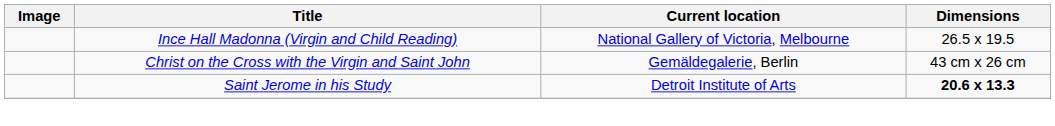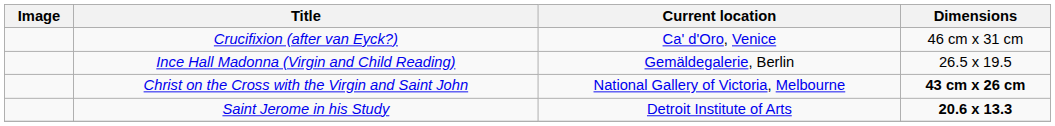+ row: (306, 39)
(723, 39) National Gallery of Victoria, Melbourne -> (719, 62) Gemäldegalerie, Berlin
(723, 62) Gemäldegalerie, Berlin -> (719, 86) National Gallery of Victoria, Melbourne
(978, 62) normal -> (975, 86) bold
